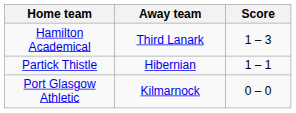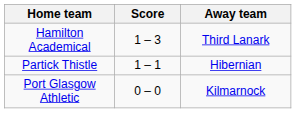columns swapped: (258, 14) <-> (170, 14)
